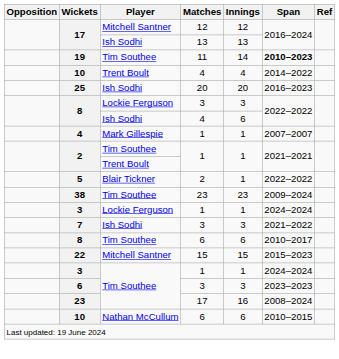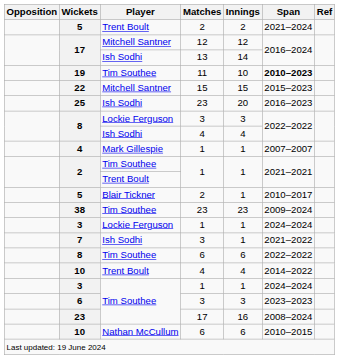+ row: (80, 27)
(243, 42) 13 -> (243, 57) 14
(243, 57) 14 -> (243, 73) 10
rows swapped: (80, 255) <-> (80, 73)
(202, 88) 20 -> (202, 103) 23
(243, 118) 6 -> (243, 133) 4
(288, 179) 2022–2022 -> (288, 194) 2010–2017
(243, 225) 3 -> (243, 240) 1
(288, 240) 2010–2017 -> (288, 255) 2022–2022
